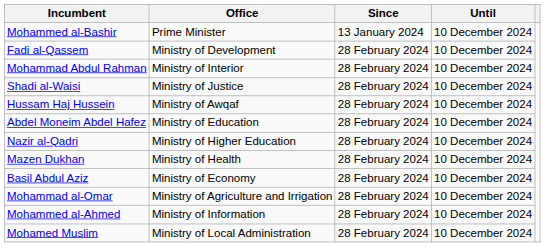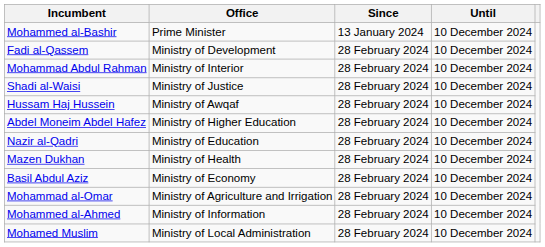(205, 123) Ministry of Education -> (224, 123) Ministry of Higher Education
(224, 141) Ministry of Higher Education -> (205, 141) Ministry of Education
